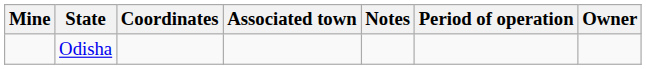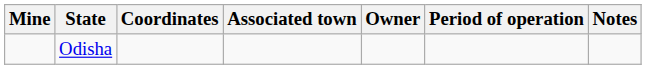columns swapped: (610, 19) <-> (388, 19)
